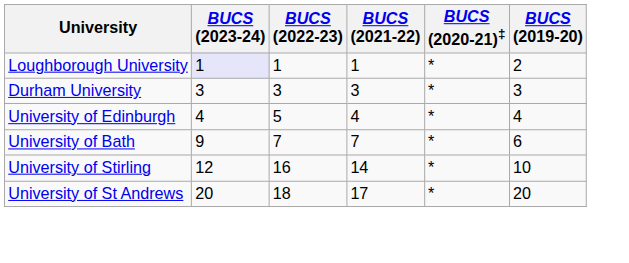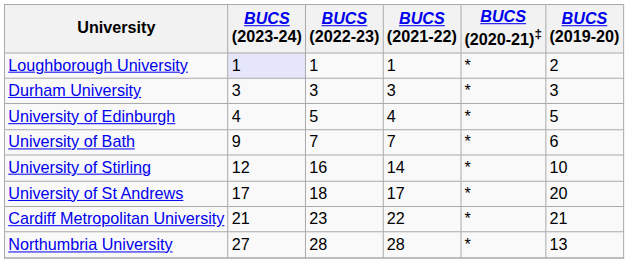(517, 116) 4 -> (554, 116) 5
(204, 193) 20 -> (241, 193) 17
+ row: (116, 219)
+ row: (90, 244)
